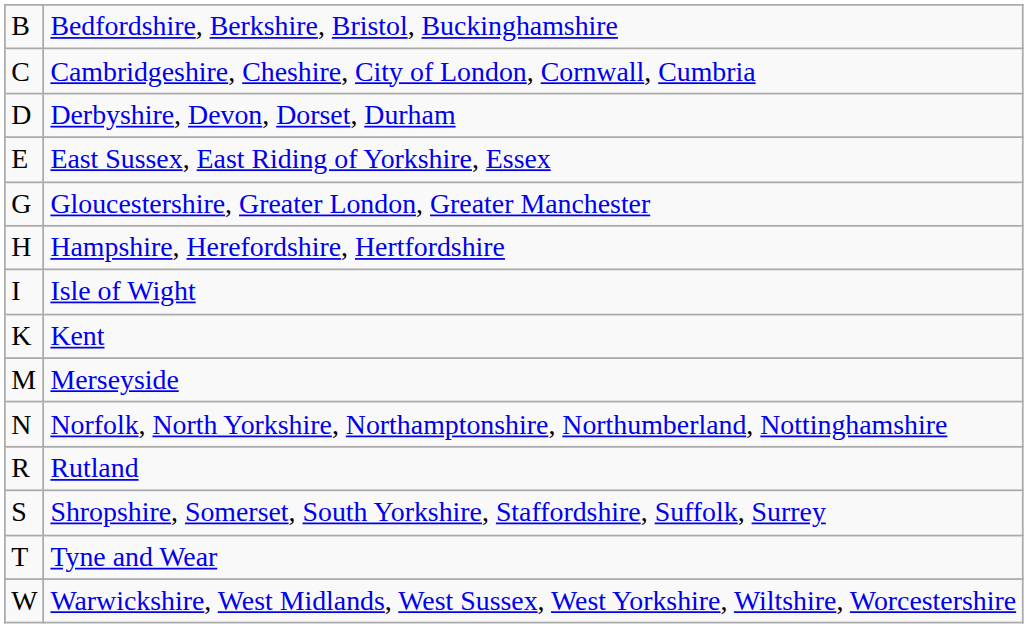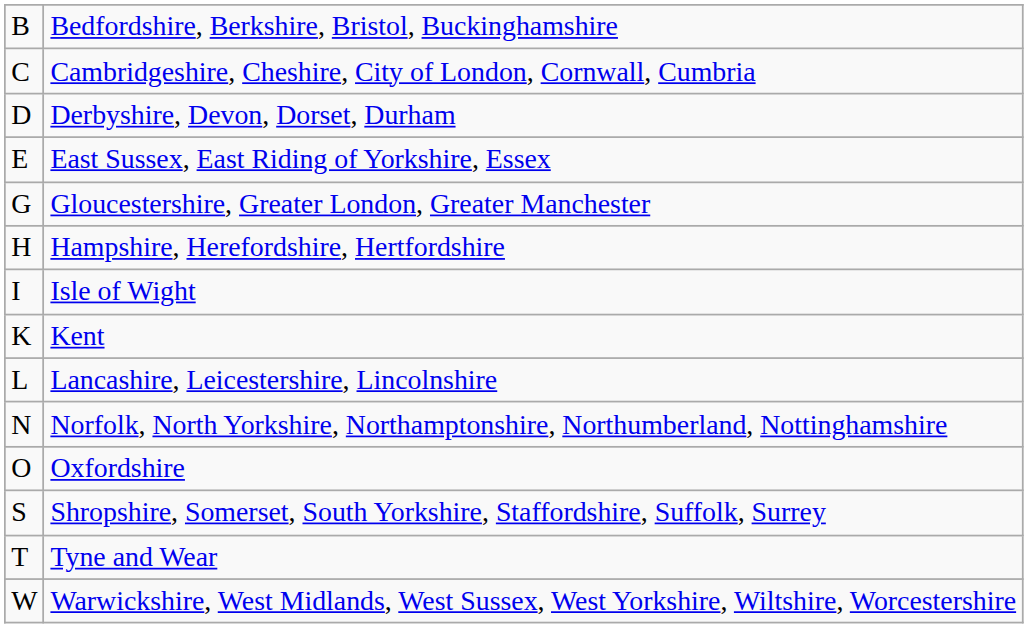+ row: (274, 379)
- row: (115, 379)
+ row: (118, 468)
- row: (94, 468)
